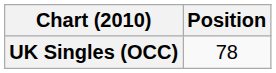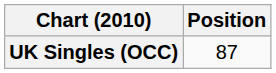(227, 52) 78 -> (227, 52) 87
